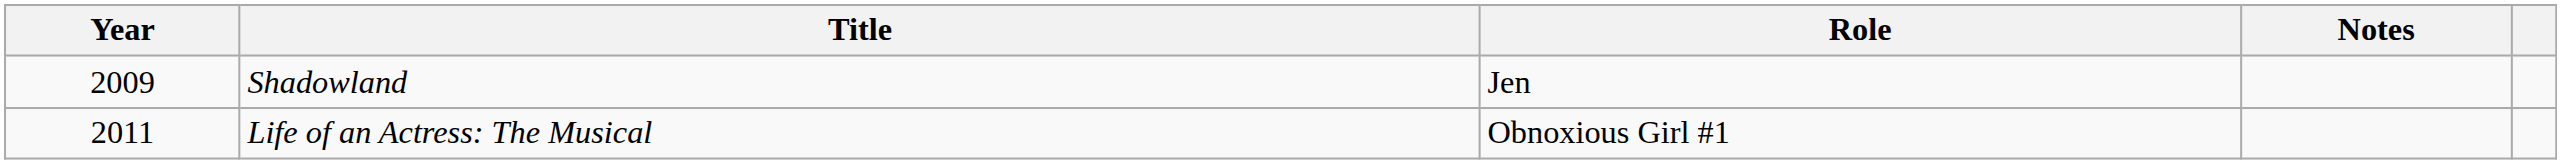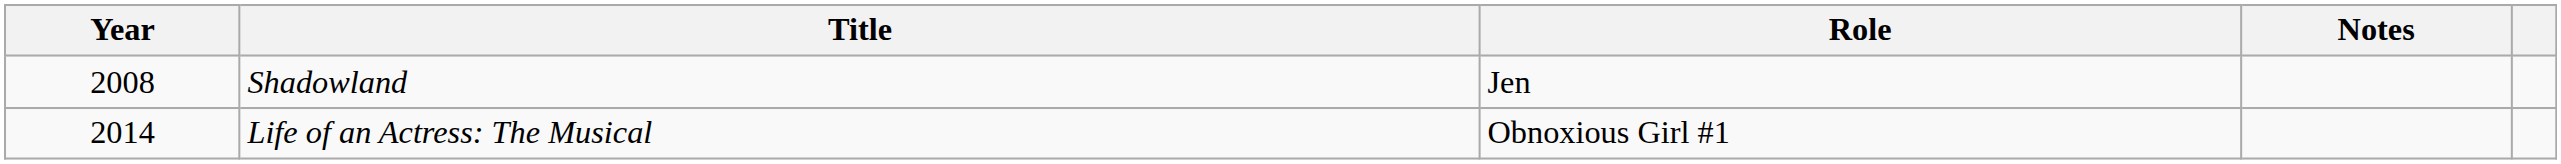(122, 81) 2009 -> (122, 81) 2008
(122, 132) 2011 -> (122, 132) 2014
